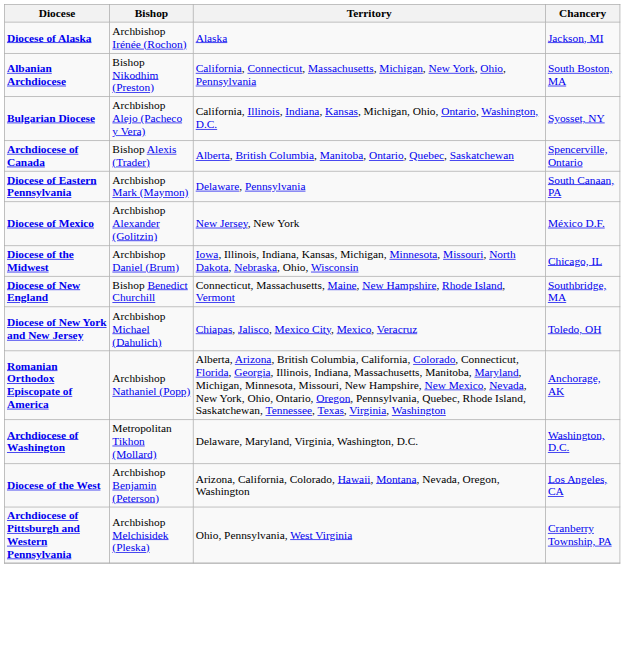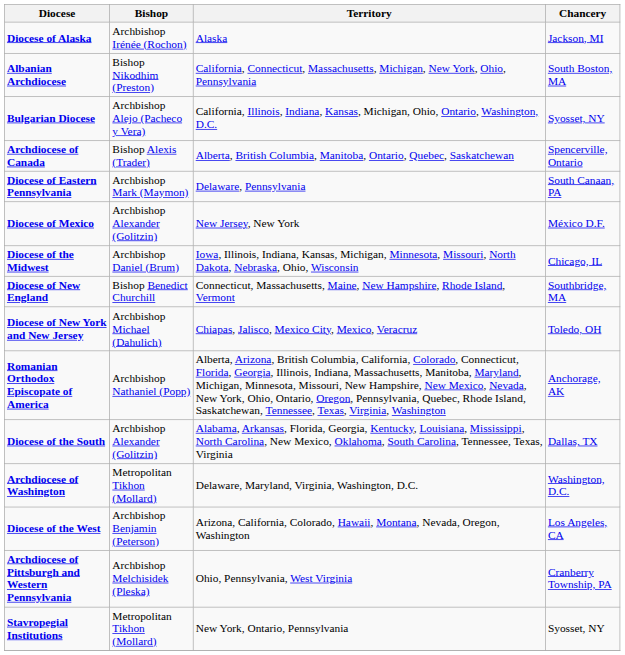+ row: (56, 441)
+ row: (37, 628)
